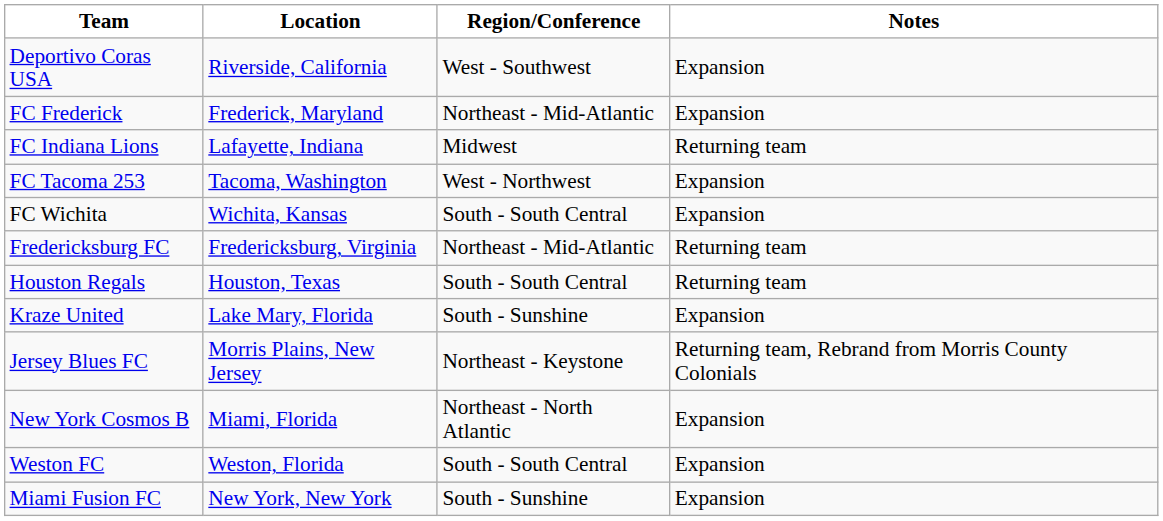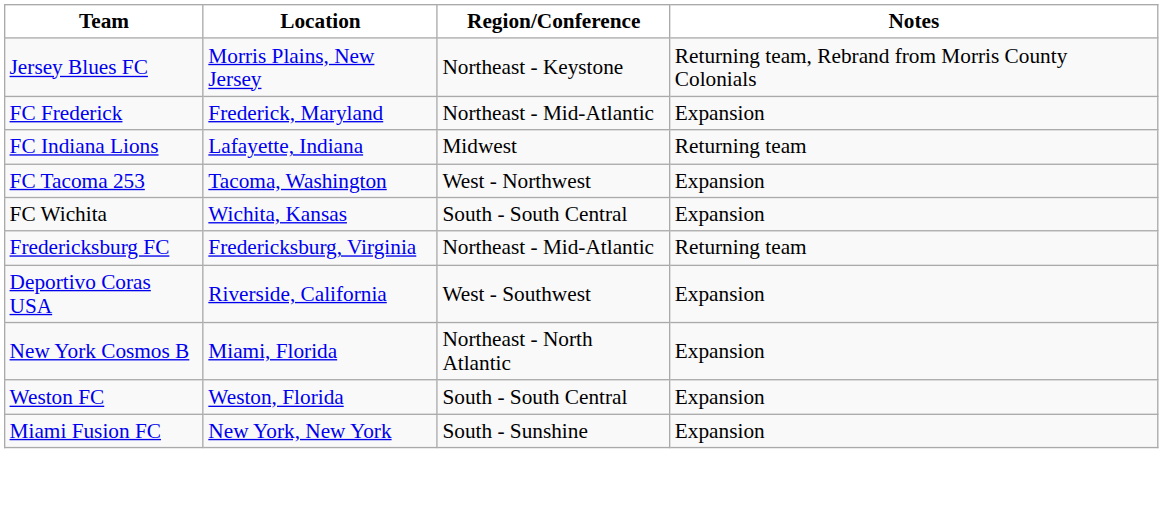rows swapped: (80, 67) <-> (79, 361)
- row: (77, 281)
- row: (67, 315)
